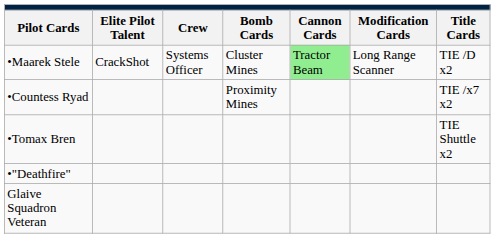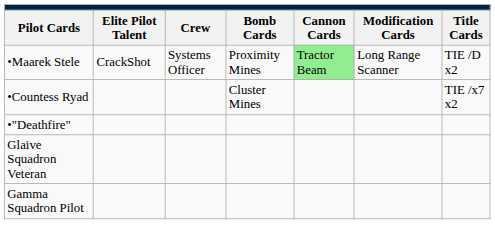(244, 62) Cluster Mines -> (254, 62) Proximity Mines
(251, 97) Proximity Mines -> (247, 97) Cluster Mines
- row: (41, 139)
+ row: (46, 201)
